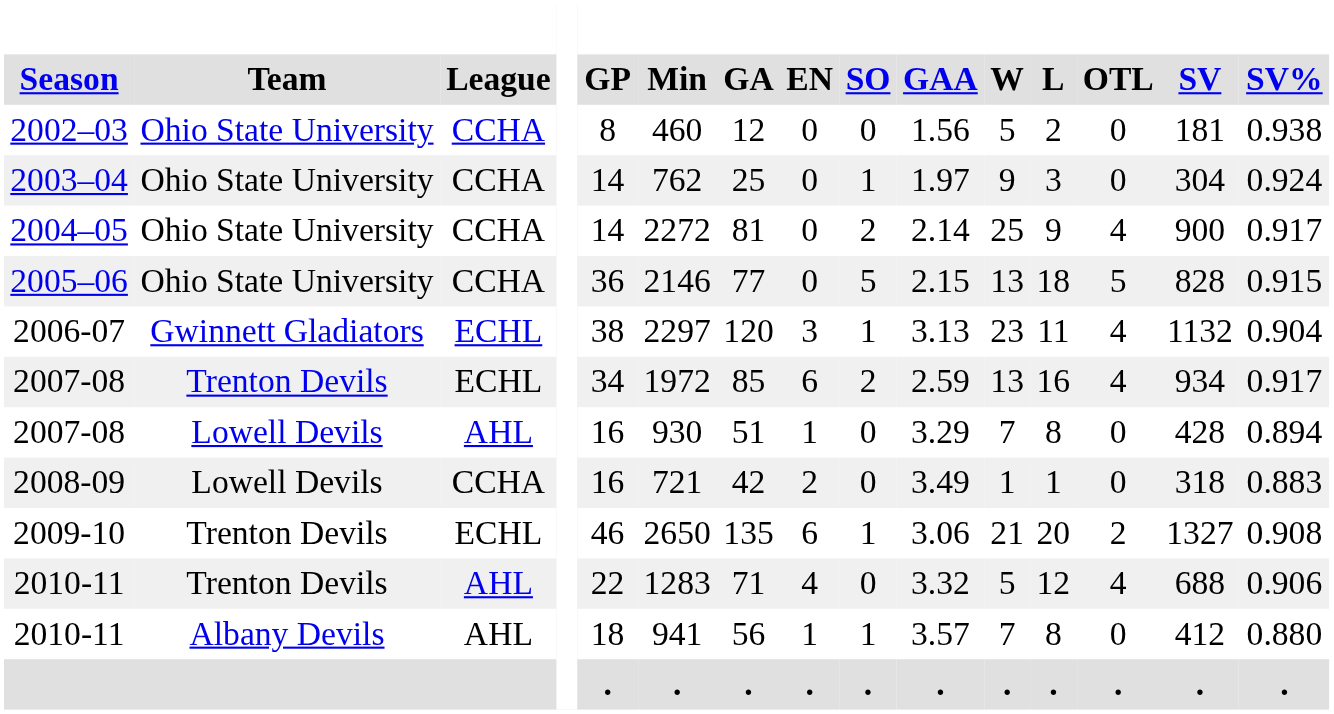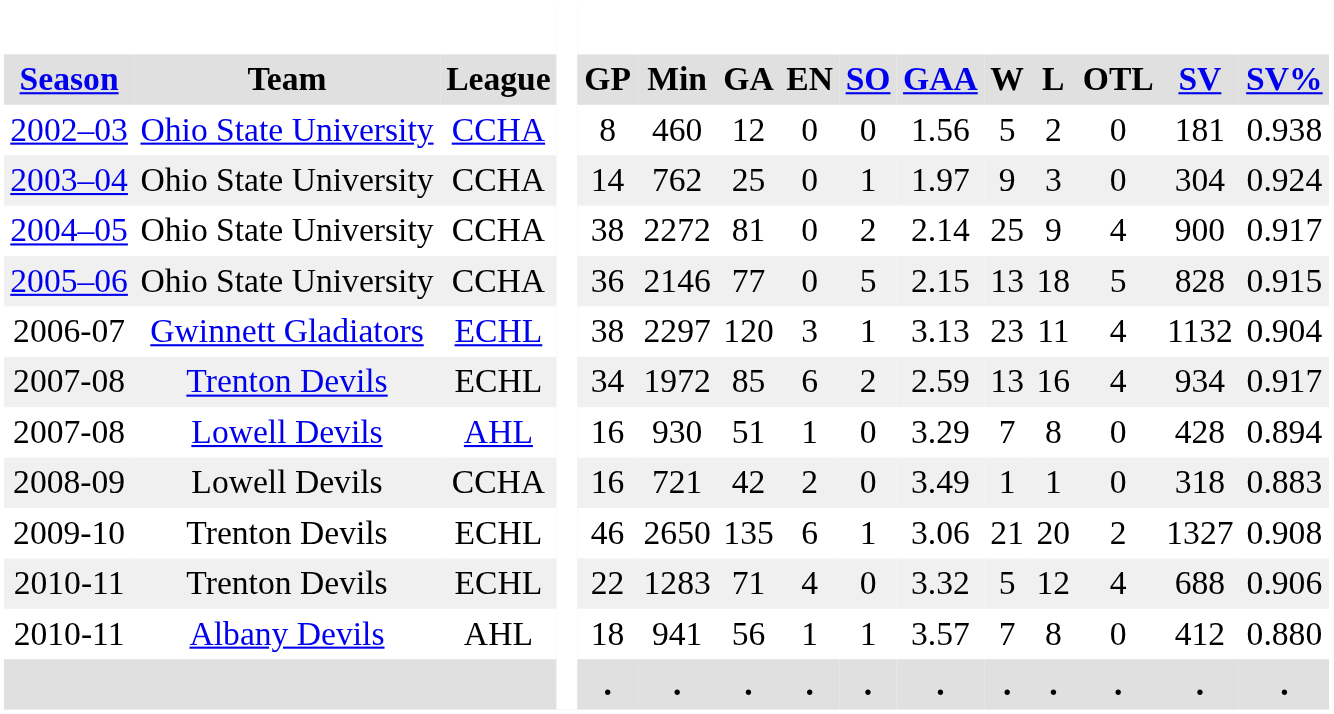(608, 230) 14 -> (608, 230) 38
(498, 583) AHL -> (498, 583) ECHL
